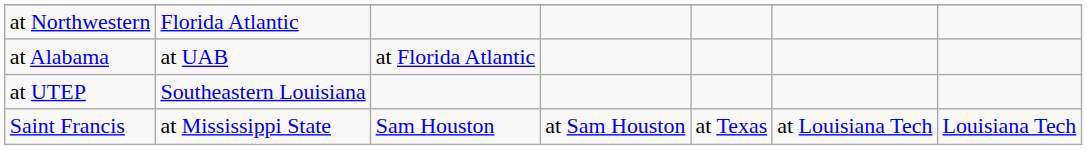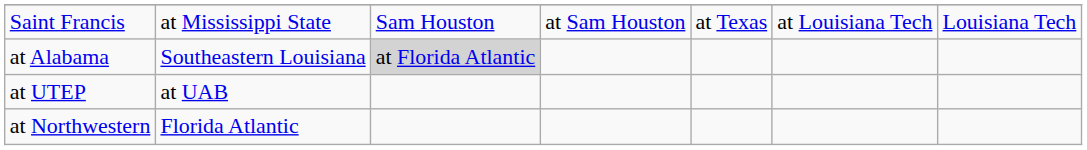rows swapped: (67, 126) <-> (80, 21)
(194, 56) at UAB -> (263, 56) Southeastern Louisiana
(455, 56) no background -> (455, 56) lightgrey background
(263, 91) Southeastern Louisiana -> (194, 91) at UAB
